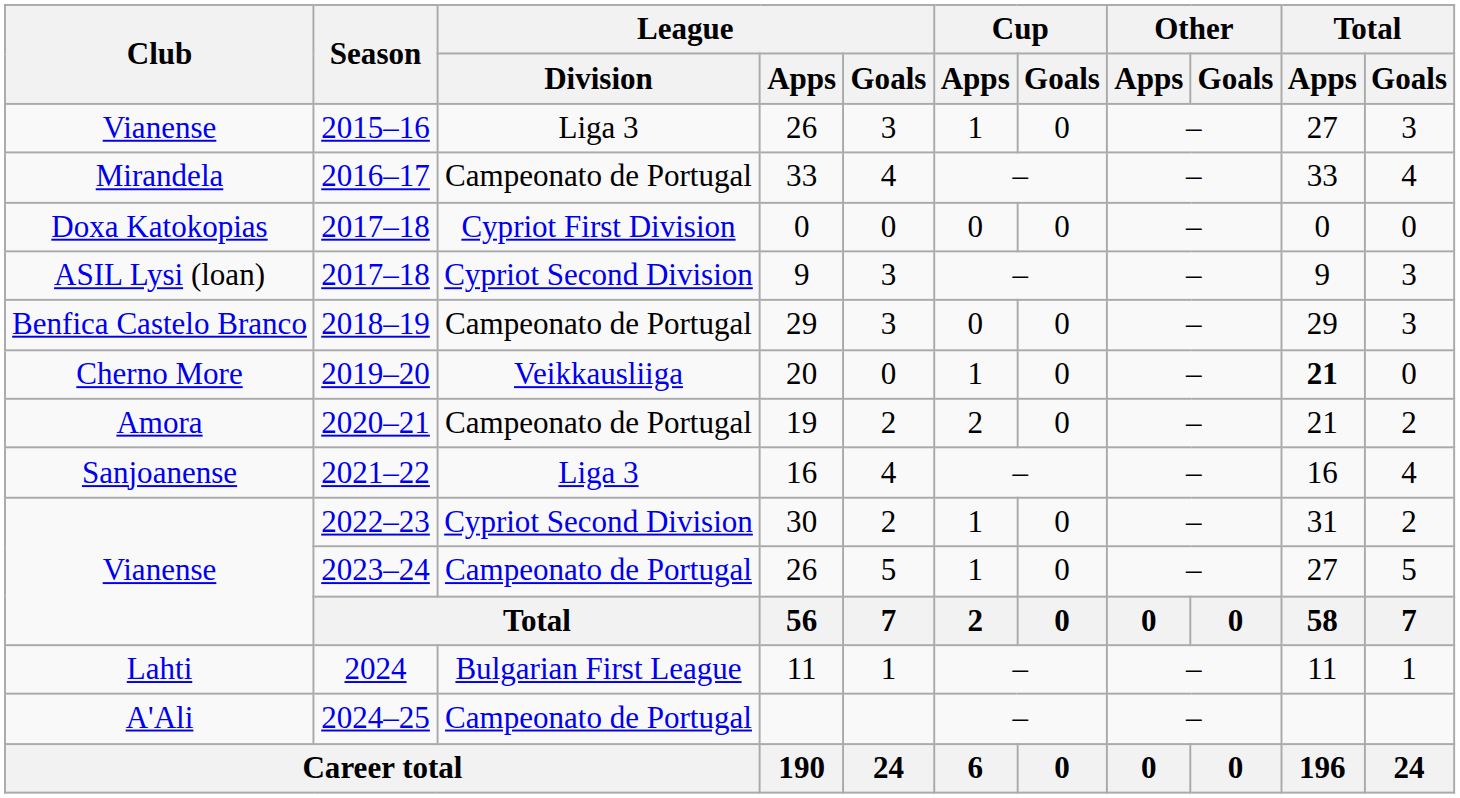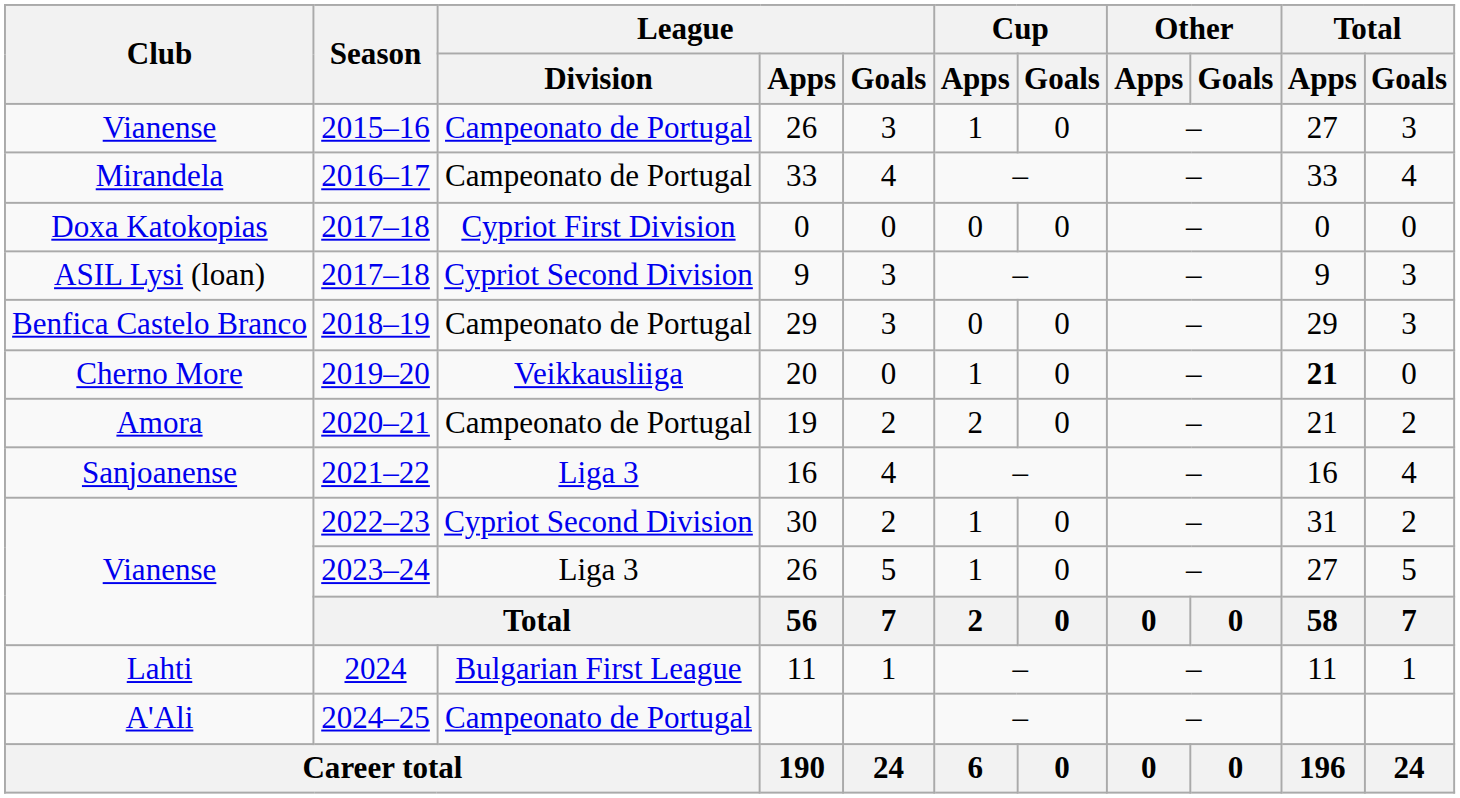(599, 127) Liga 3 -> (598, 127) Campeonato de Portugal
(598, 570) Campeonato de Portugal -> (599, 570) Liga 3
